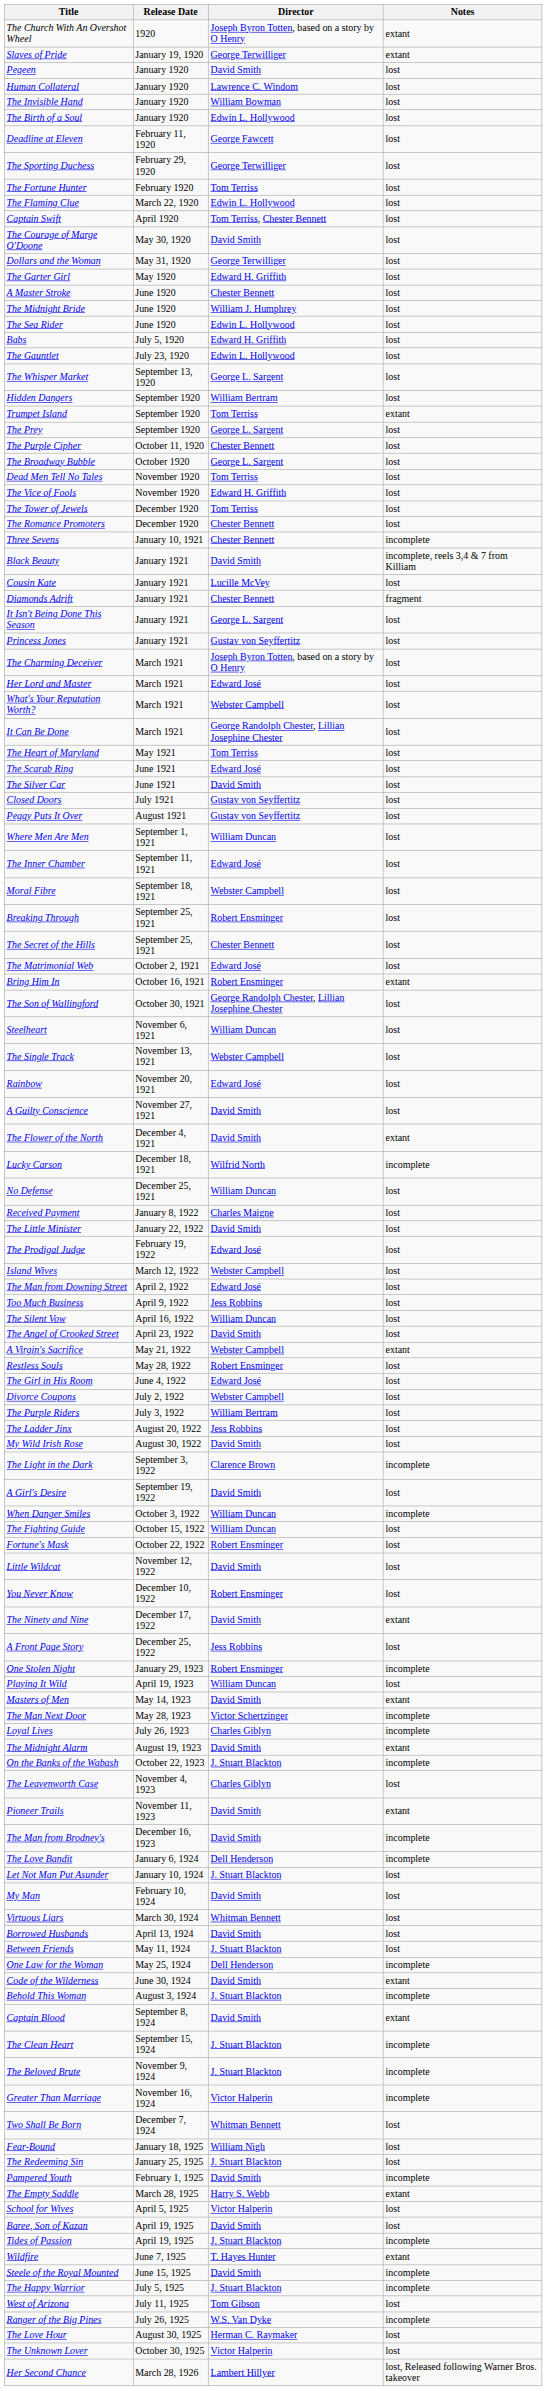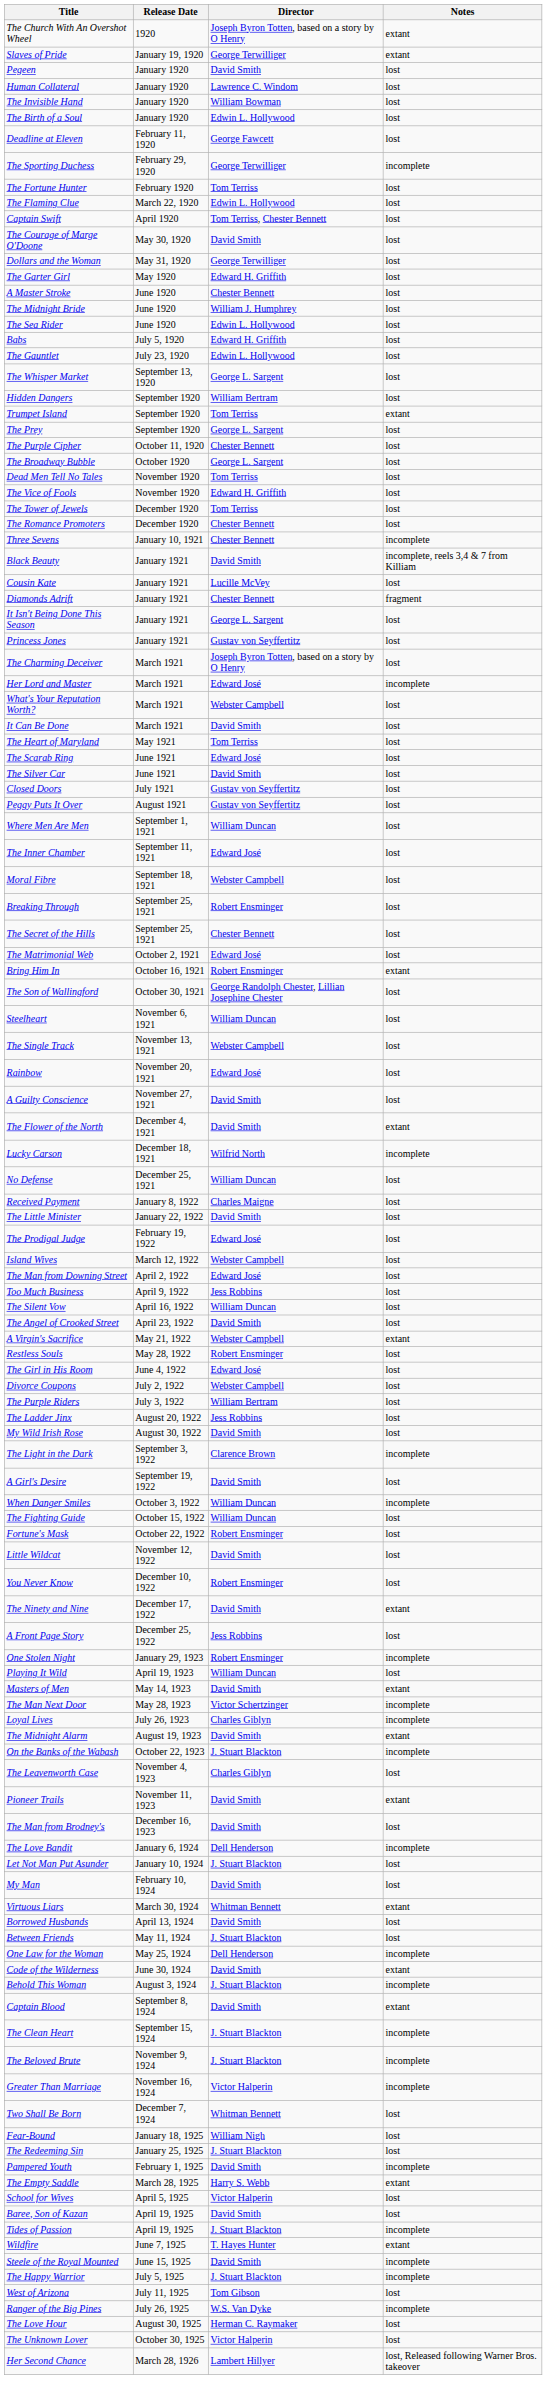(393, 166) lost -> (408, 166) incomplete
(393, 683) lost -> (408, 683) incomplete
(278, 731) George Randolph Chester, Lillian Josephine Chester -> (236, 726) David Smith
(408, 1838) incomplete -> (393, 1827) lost
(393, 1917) lost -> (398, 1906) extant
